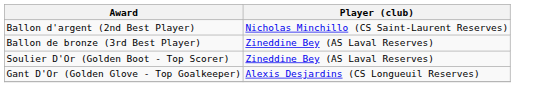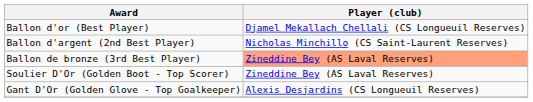+ row: (78, 28)
(340, 43) no background -> (340, 58) lightsalmon background
